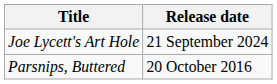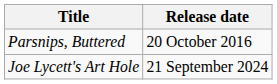rows swapped: (67, 66) <-> (74, 41)
